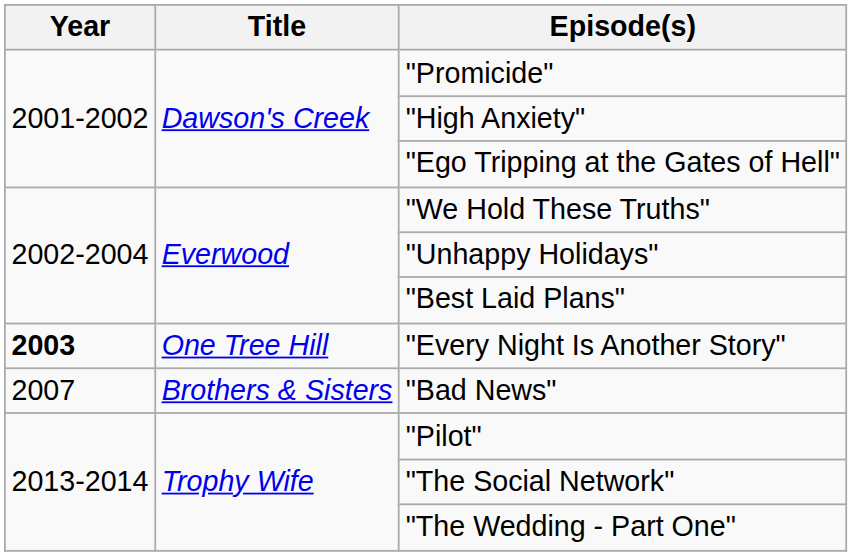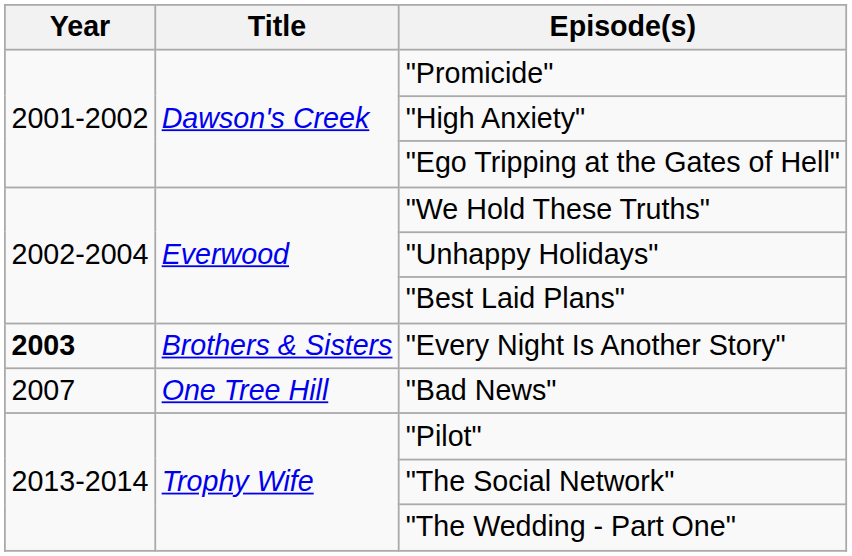(245, 345) One Tree Hill -> (277, 345) Brothers & Sisters
(277, 390) Brothers & Sisters -> (245, 390) One Tree Hill
